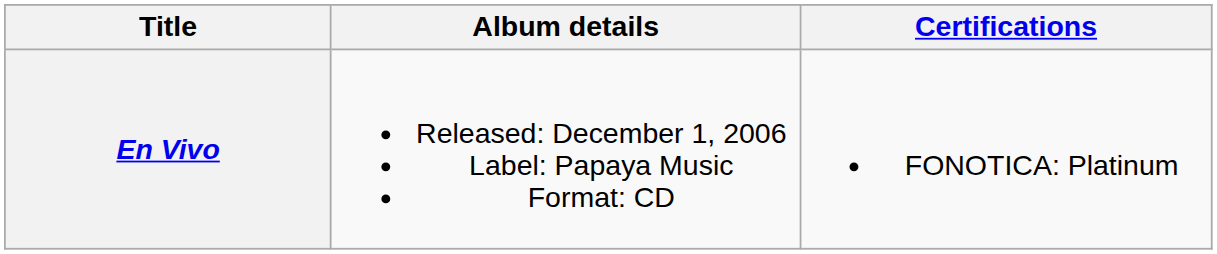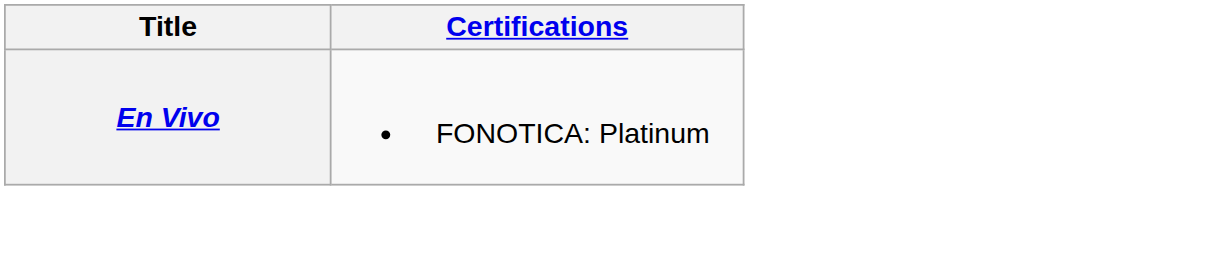- column: (566, 27)
